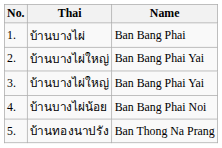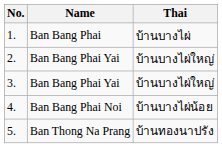columns swapped: (165, 13) <-> (70, 13)
